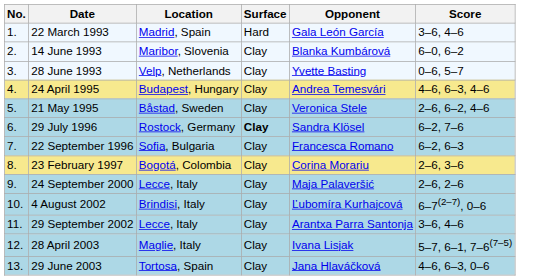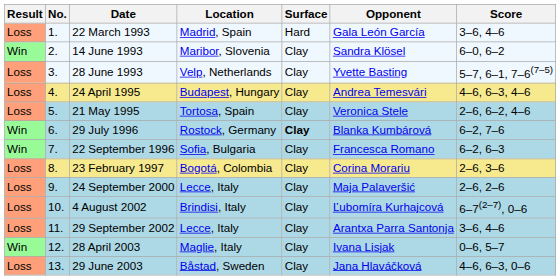+ column: (25, 13)
(341, 51) Blanka Kumbárová -> (369, 51) Sandra Klösel
(441, 70) 0–6, 5–7 -> (506, 71) 5–7, 6–1, 7–6(7–5)
(181, 107) Båstad, Sweden -> (217, 111) Tortosa, Spain
(328, 126) Sandra Klösel -> (382, 129) Blanka Kumbárová
(465, 244) 5–7, 6–1, 7–6(7–5) -> (482, 246) 0–6, 5–7
(176, 265) Tortosa, Spain -> (222, 265) Båstad, Sweden
